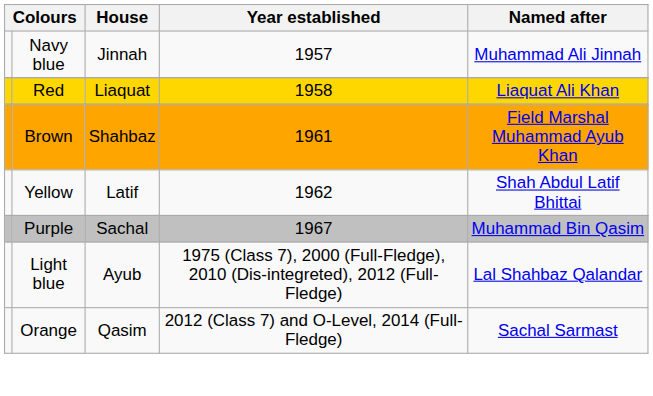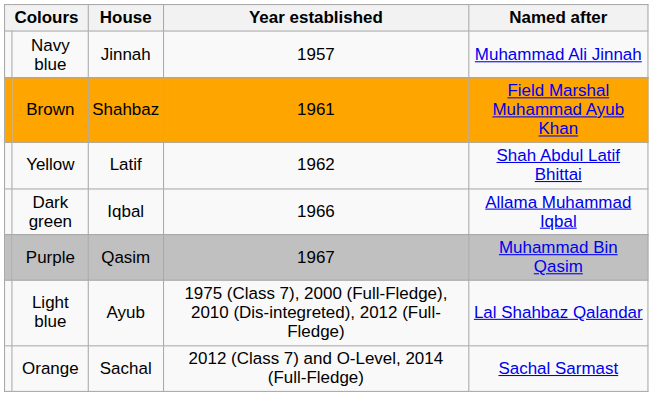- row: (49, 90)
+ row: (50, 211)
(122, 228) Sachal -> (126, 257) Qasim
(122, 330) Qasim -> (126, 368) Sachal
